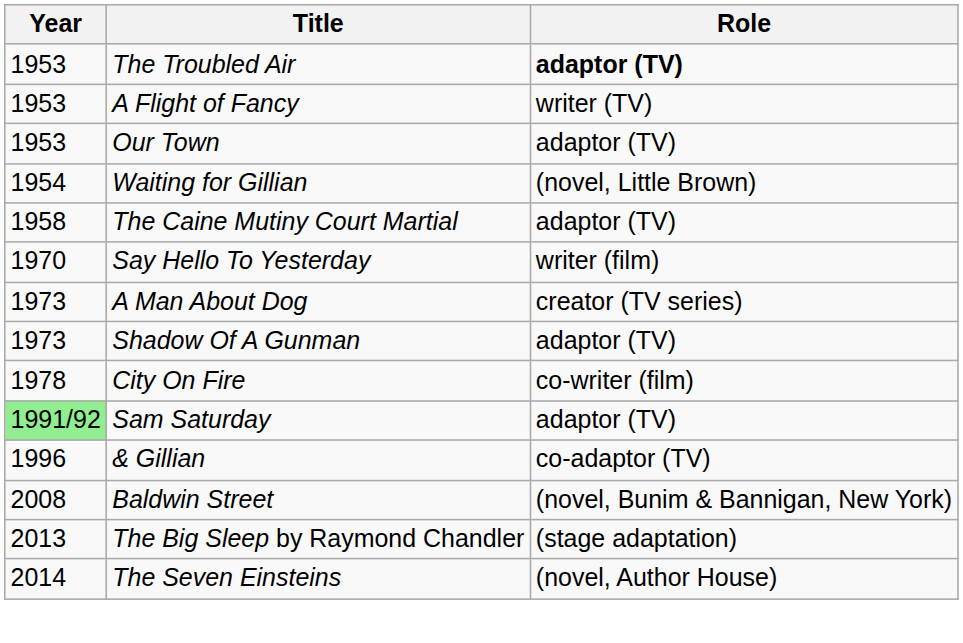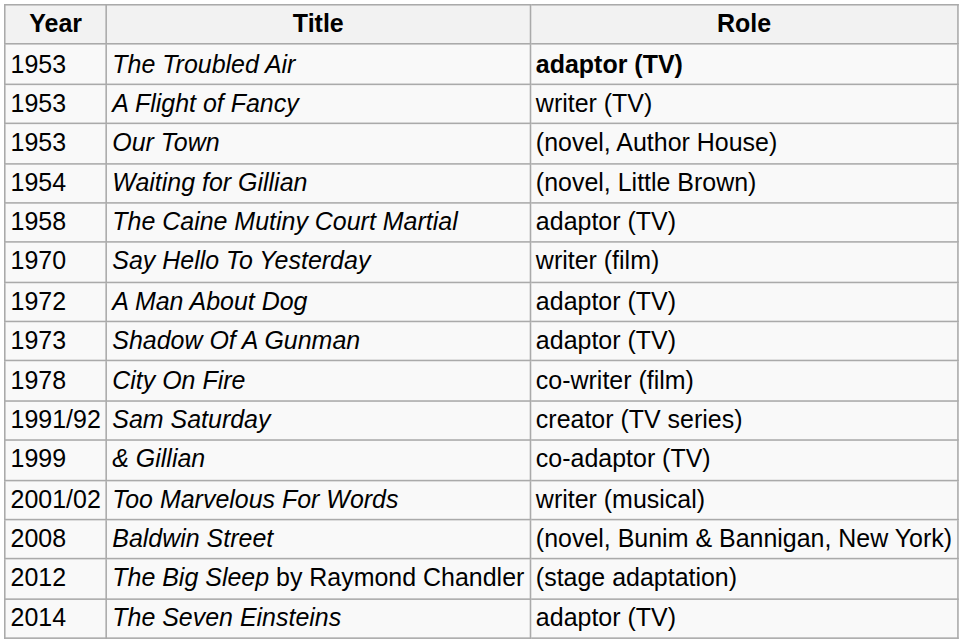(606, 143) adaptor (TV) -> (657, 143) (novel, Author House)
(38, 301) 1973 -> (38, 301) 1972
(639, 301) creator (TV series) -> (606, 301) adaptor (TV)
(56, 420) lightgreen background -> (56, 420) no background
(606, 420) adaptor (TV) -> (639, 420) creator (TV series)
(38, 459) 1996 -> (38, 459) 1999
+ row: (255, 499)
(38, 538) 2013 -> (38, 578) 2012
(657, 578) (novel, Author House) -> (606, 618) adaptor (TV)
